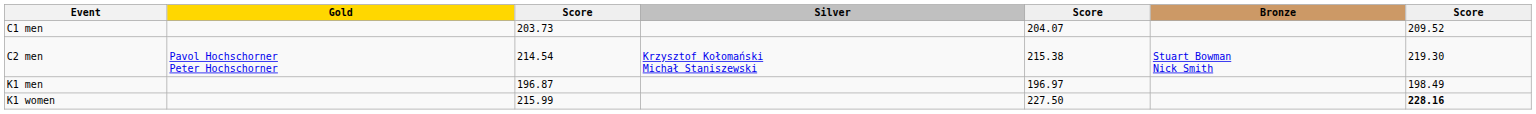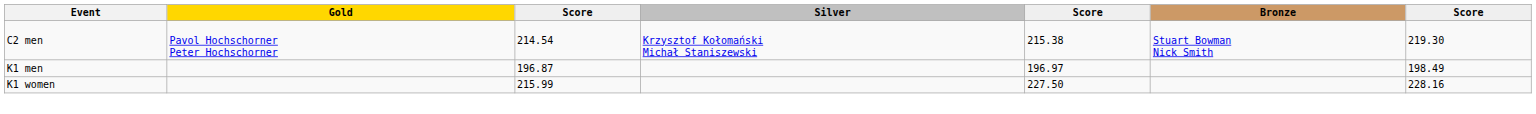- row: (25, 29)
(1426, 101) bold -> (1426, 85) normal
